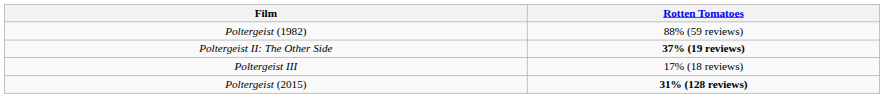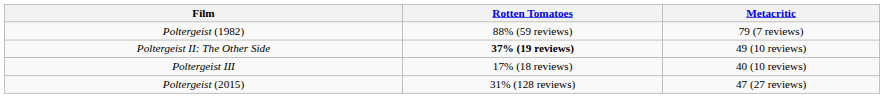+ column: (771, 13)
(703, 84) bold -> (533, 84) normal
